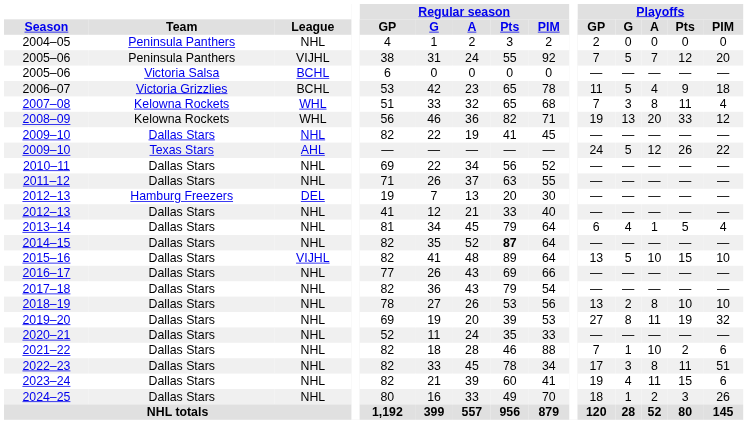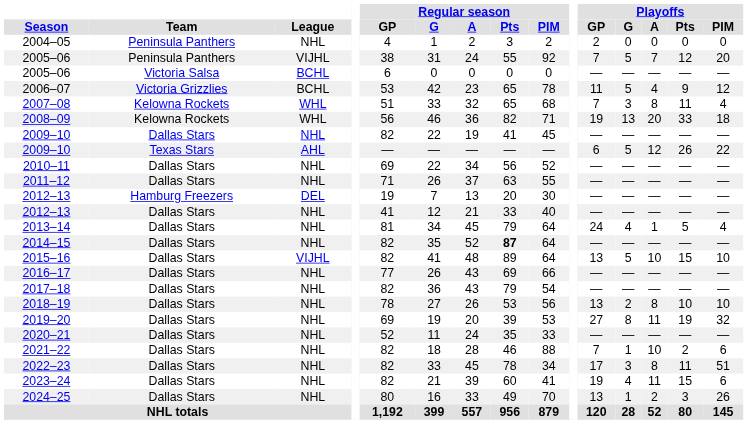(723, 88) 18 -> (723, 88) 12
(723, 119) 12 -> (723, 119) 18
(596, 150) 24 -> (596, 150) 6
(596, 227) 6 -> (596, 227) 24
(596, 396) 18 -> (596, 396) 13
